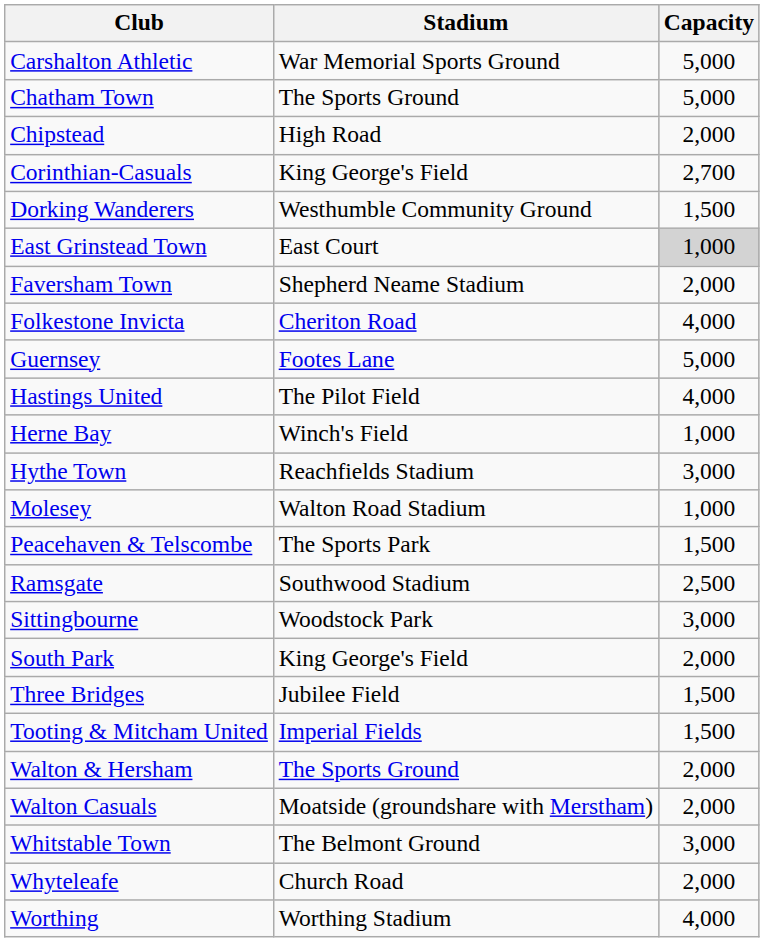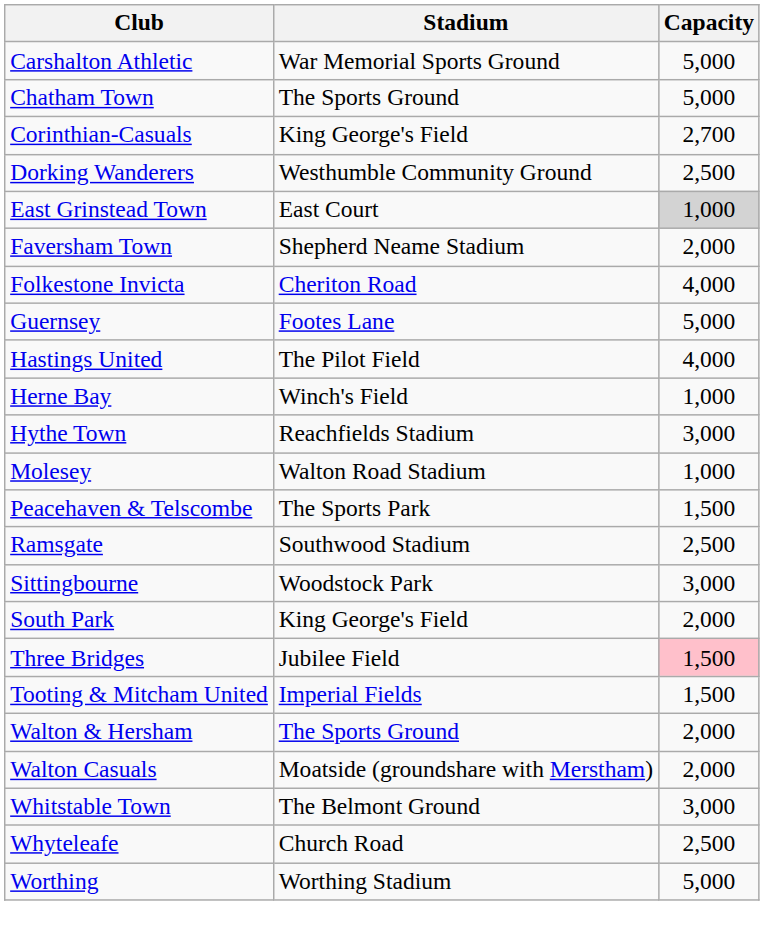- row: (57, 135)
(709, 209) 1,500 -> (709, 172) 2,500
(709, 694) no background -> (709, 657) pink background
(709, 881) 2,000 -> (709, 843) 2,500
(709, 918) 4,000 -> (709, 881) 5,000
